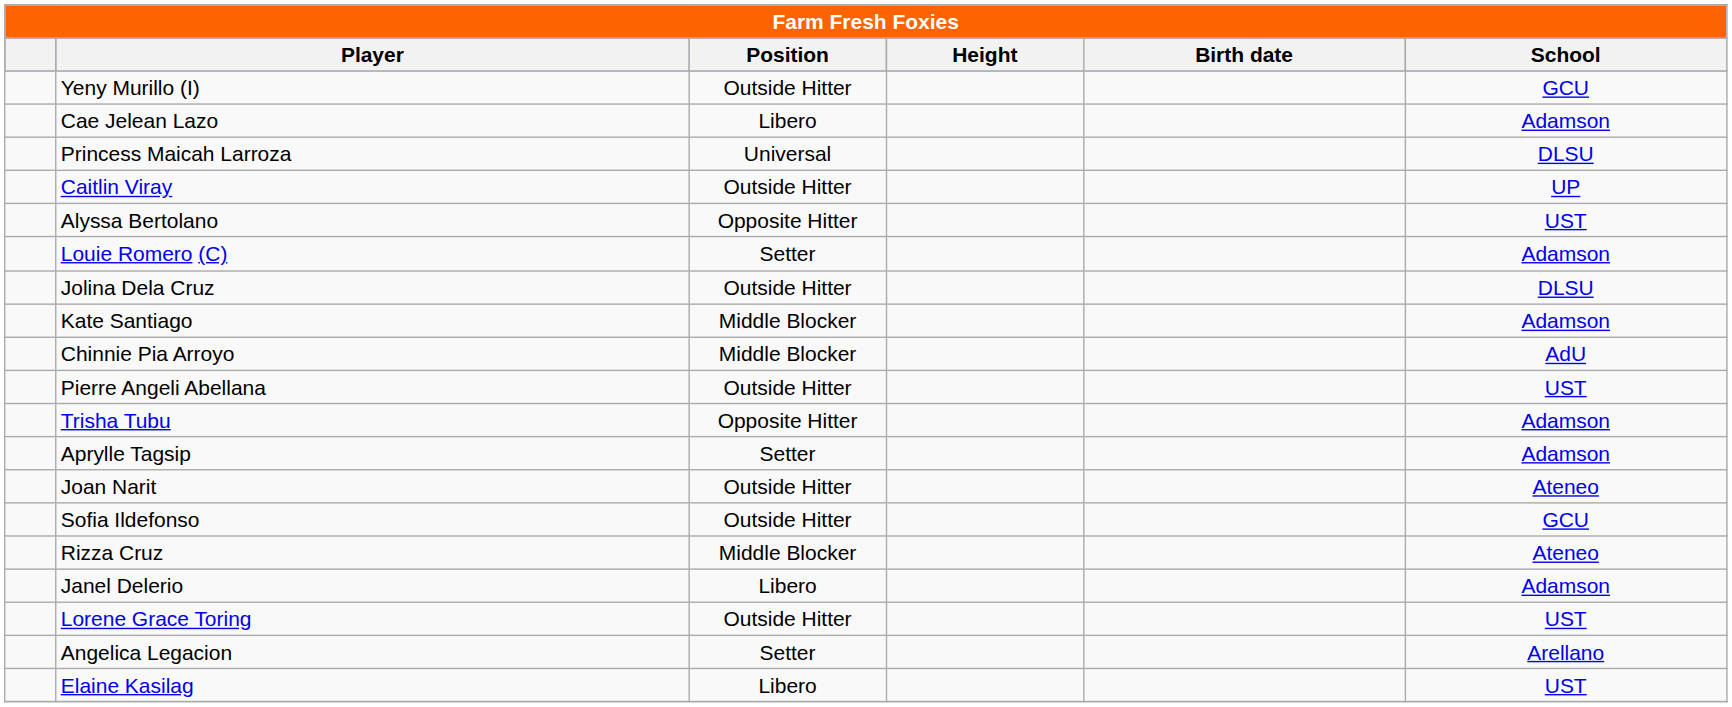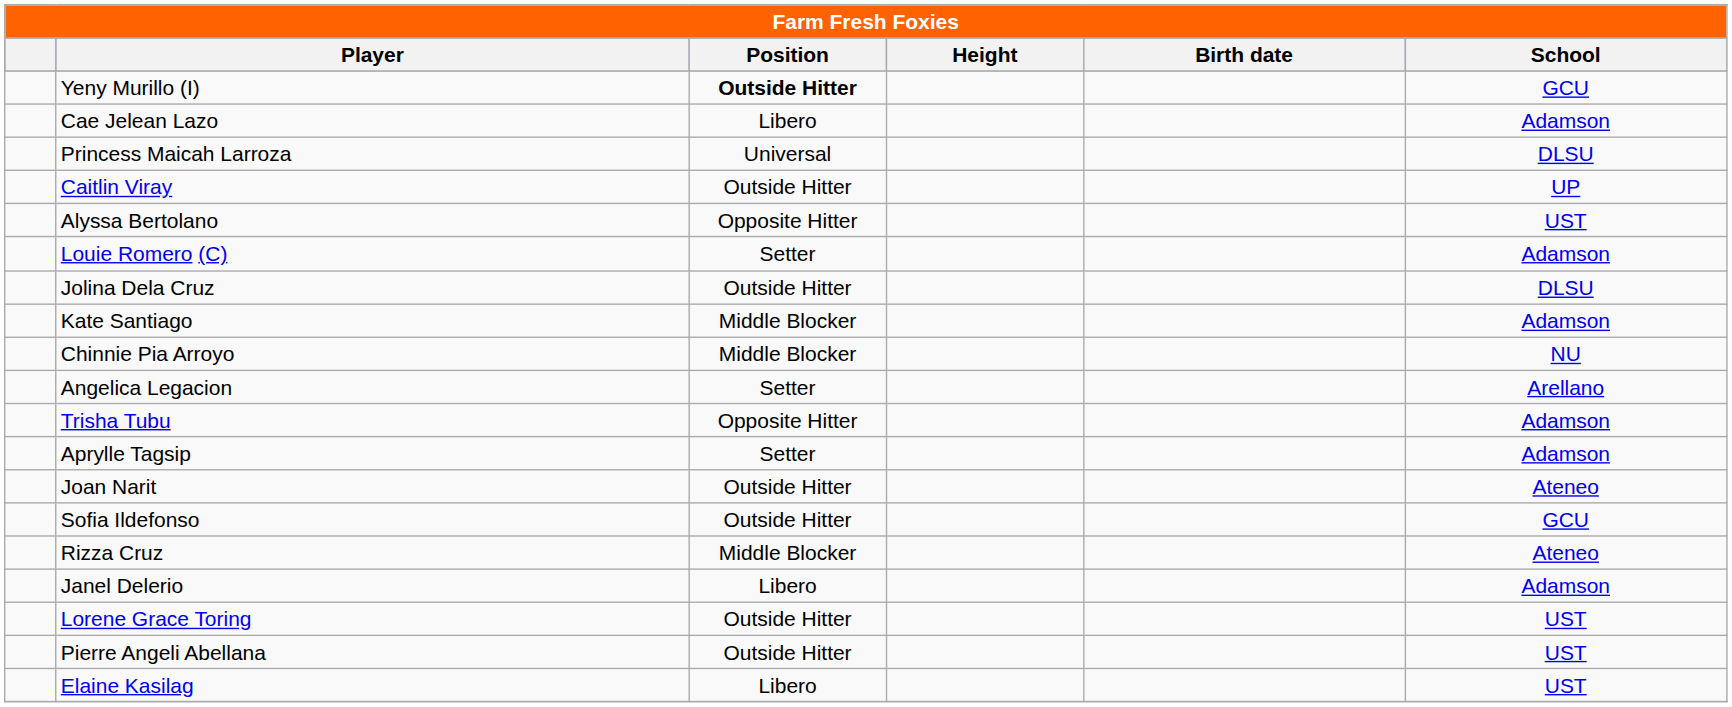(788, 88) normal -> (788, 88) bold
(1566, 354) AdU -> (1566, 354) NU
rows swapped: (163, 387) <-> (146, 652)
